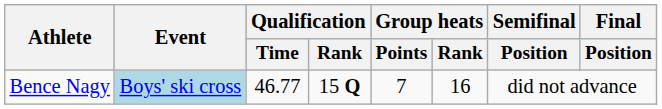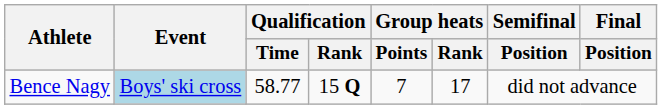(277, 87) 46.77 -> (277, 87) 58.77
(460, 87) 16 -> (460, 87) 17
